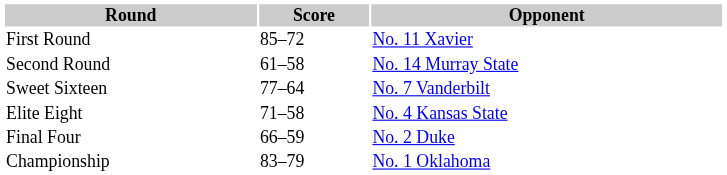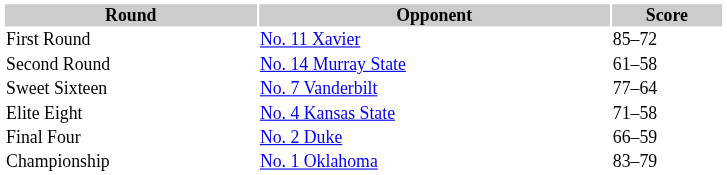columns swapped: (547, 15) <-> (314, 15)
